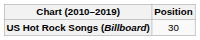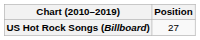(173, 27) 30 -> (173, 27) 27
